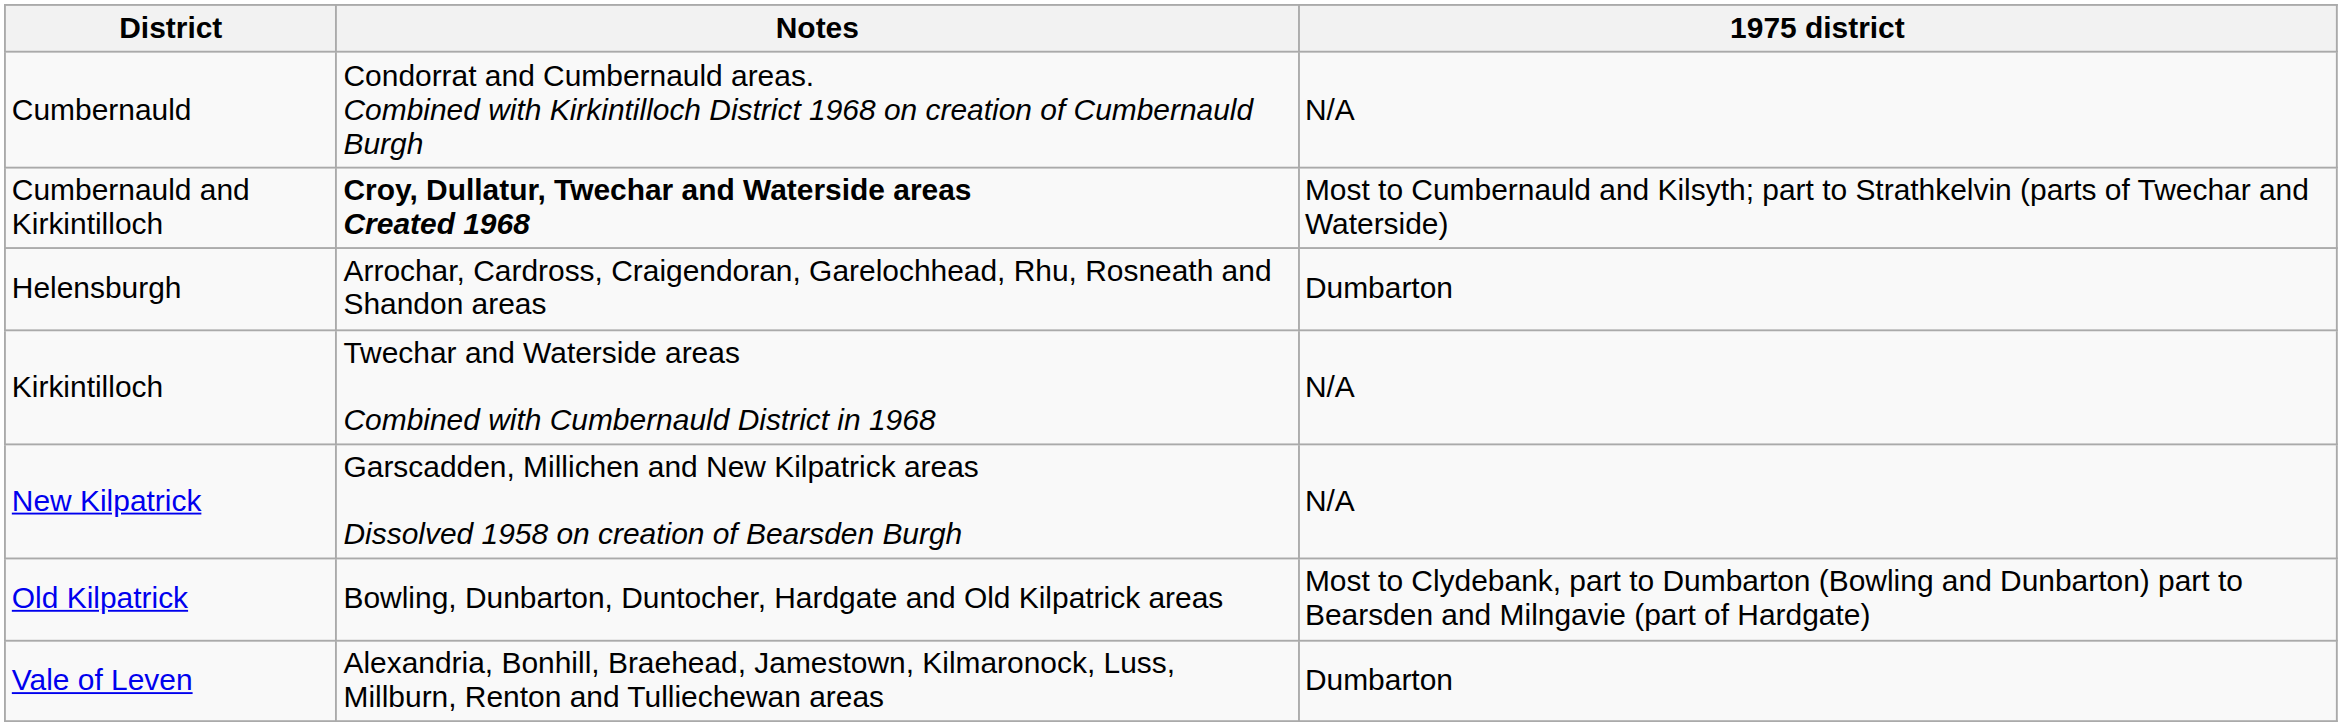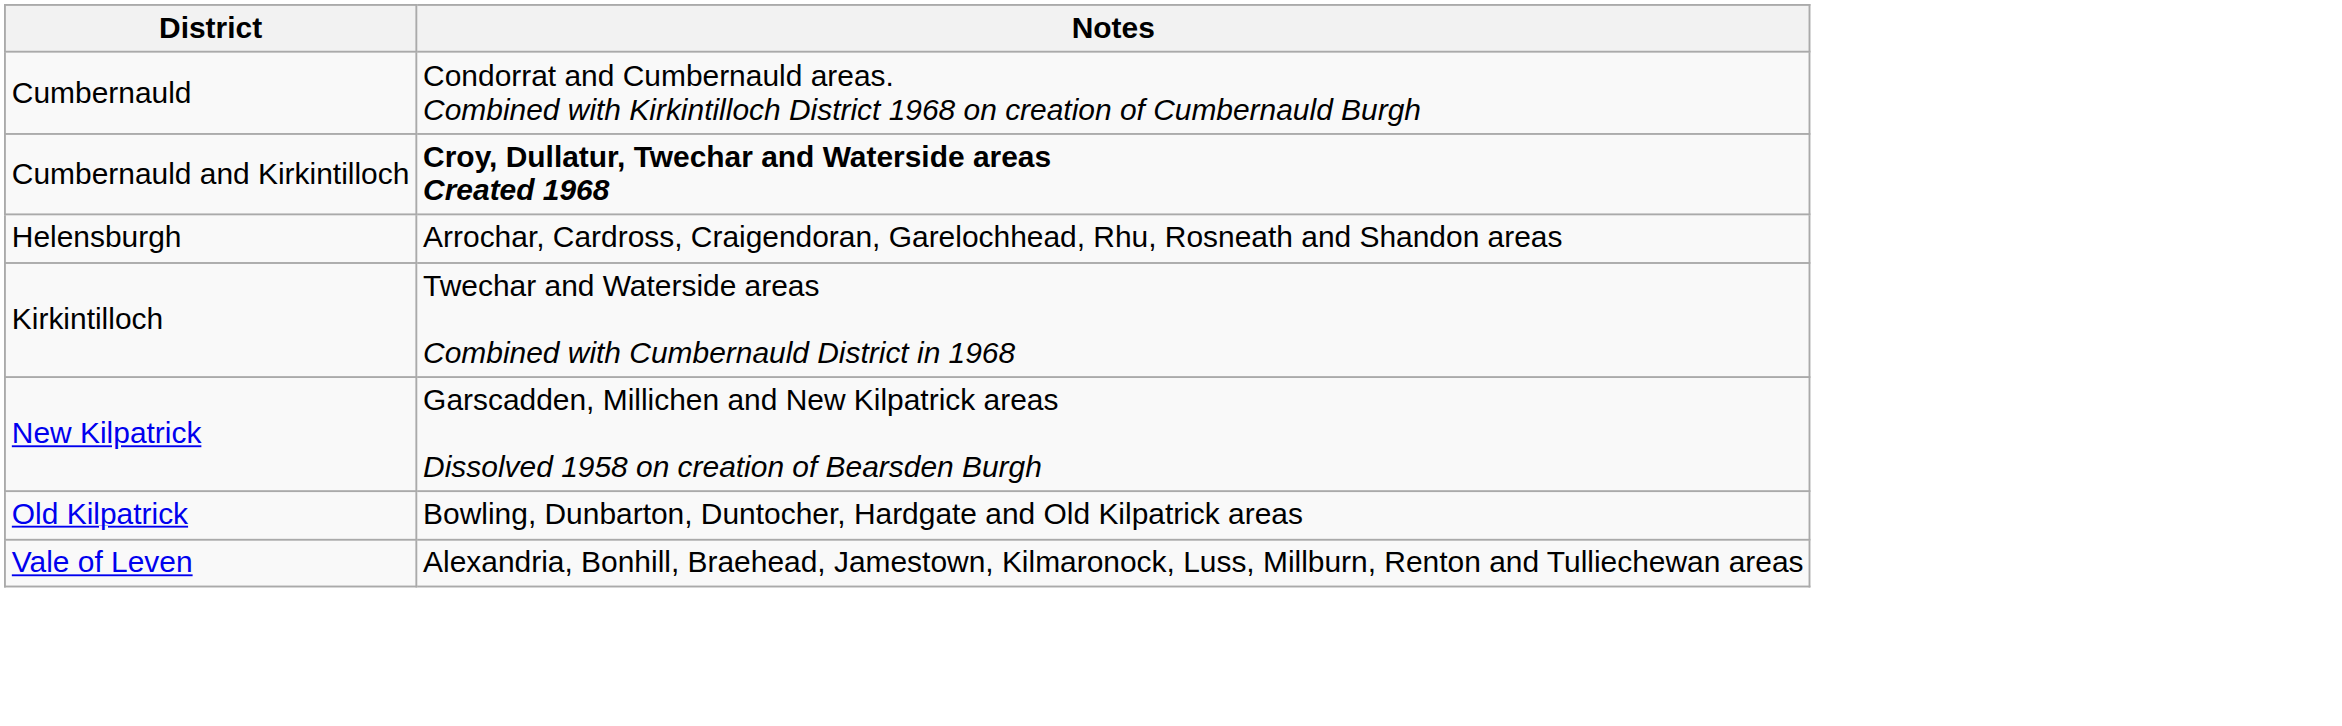- column: (1817, 28)
